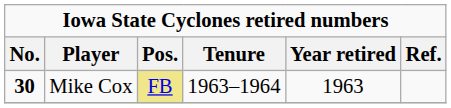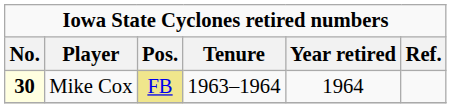(25, 86) no background -> (25, 86) lightyellow background
(343, 86) 1963 -> (343, 86) 1964
